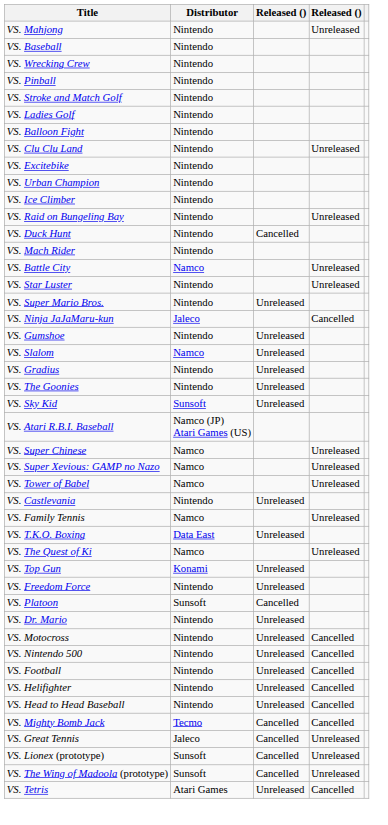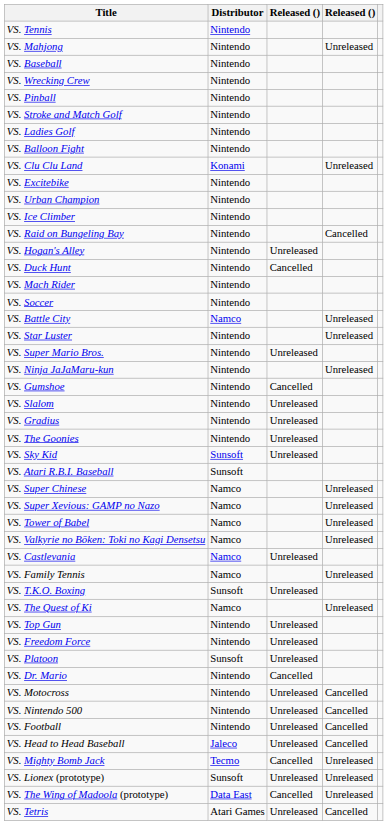+ row: (29, 30)
(193, 149) Nintendo -> (228, 166) Konami
(335, 217) Unreleased -> (346, 234) Cancelled
+ row: (46, 251)
+ row: (30, 302)
(187, 319) Jaleco -> (230, 370) Nintendo
(333, 319) Cancelled -> (349, 370) Unreleased
(280, 336) Unreleased -> (291, 387) Cancelled
(189, 353) Namco -> (230, 404) Nintendo
(212, 427) Namco (JP) Atari Games (US) -> (227, 472) Sunsoft
+ row: (106, 540)
(193, 501) Nintendo -> (226, 557) Namco
(194, 535) Data East -> (227, 591) Sunsoft
(190, 569) Konami -> (230, 625) Nintendo
(278, 603) Cancelled -> (294, 659) Unreleased
(280, 620) Unreleased -> (291, 676) Cancelled
- row: (39, 688)
(193, 705) Nintendo -> (224, 744) Jaleco
(333, 722) Cancelled -> (349, 761) Unreleased
- row: (43, 739)
(278, 756) Cancelled -> (294, 778) Unreleased
(190, 773) Sunsoft -> (231, 795) Data East
